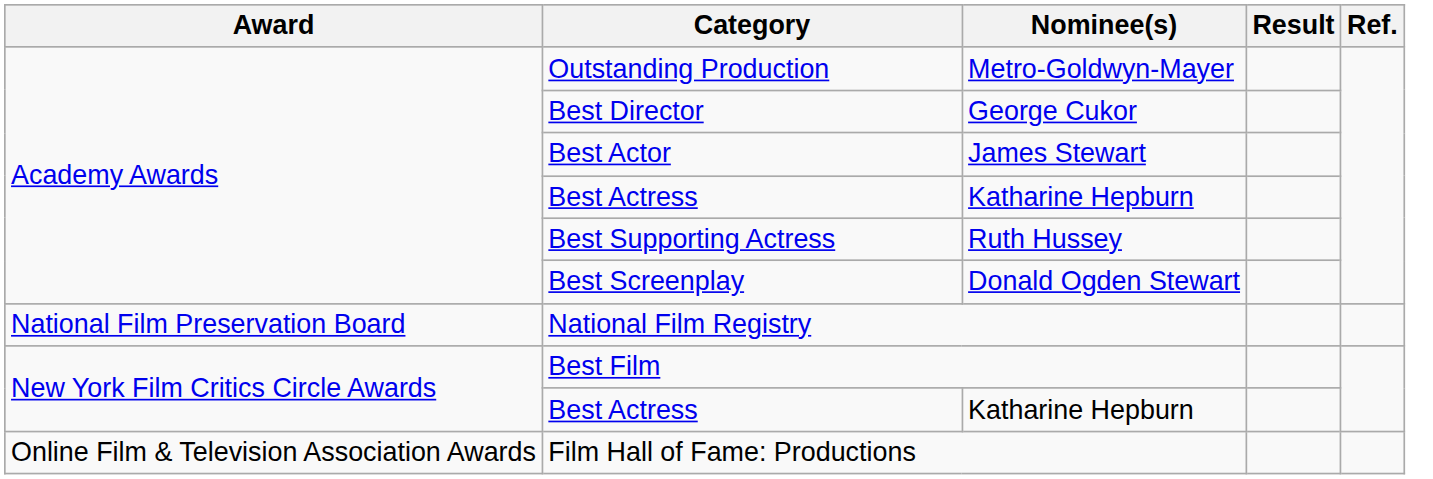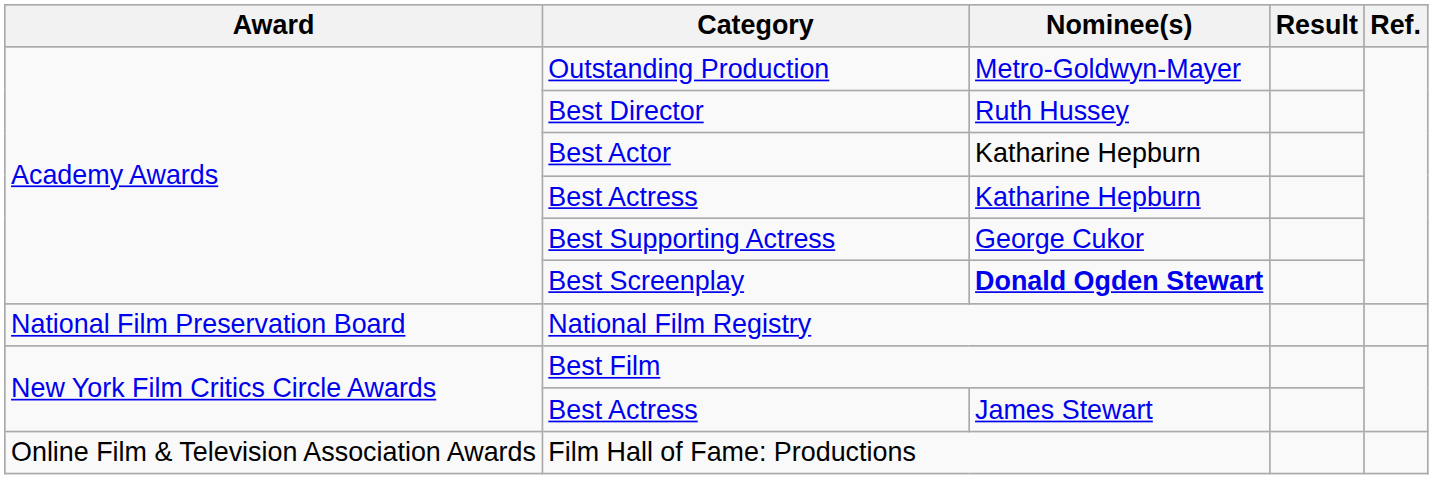(1053, 111) George Cukor -> (1052, 111) Ruth Hussey
(1057, 153) James Stewart -> (1088, 153) Katharine Hepburn
(1045, 238) Ruth Hussey -> (1059, 238) George Cukor
(1104, 281) normal -> (1119, 281) bold
(1081, 409) Katharine Hepburn -> (1064, 409) James Stewart
